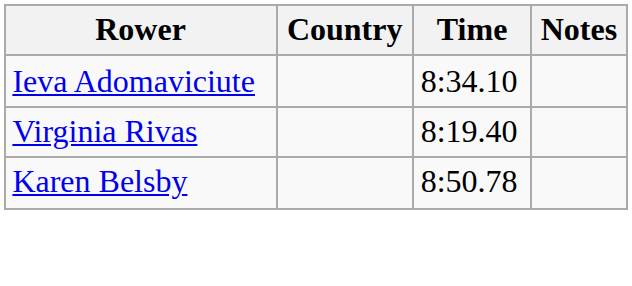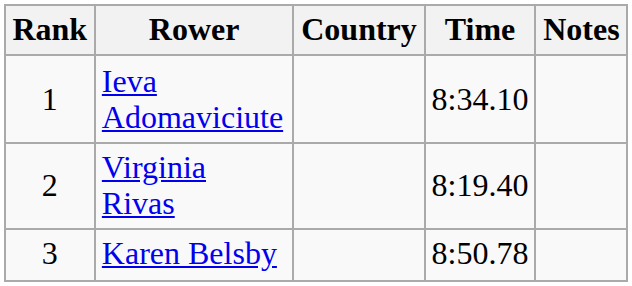+ column: (50, 29)
